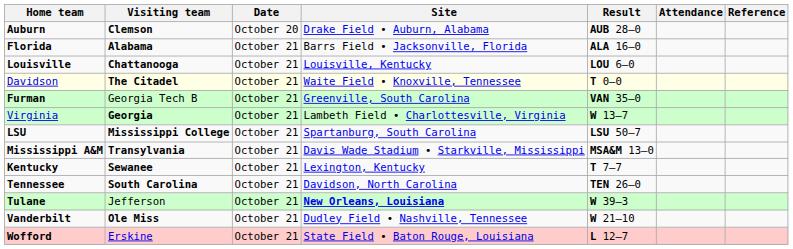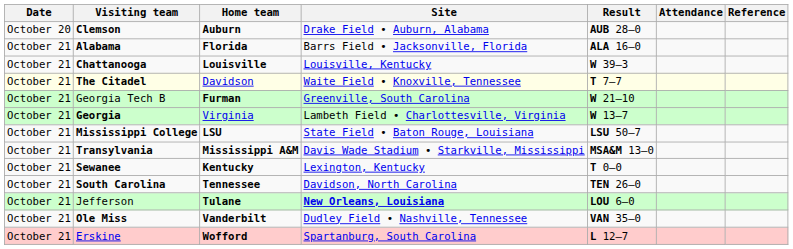columns swapped: (266, 13) <-> (55, 13)
(612, 65) LOU 6–0 -> (609, 65) W 39–3
(606, 82) T 0–0 -> (606, 82) T 7–7
(615, 99) VAN 35–0 -> (612, 99) W 21–10
(390, 133) Spartanburg, South Carolina -> (419, 133) State Field • Baton Rouge, Louisiana
(606, 168) T 7–7 -> (606, 168) T 0–0
(609, 202) W 39–3 -> (612, 202) LOU 6–0
(612, 219) W 21–10 -> (615, 219) VAN 35–0
(419, 236) State Field • Baton Rouge, Louisiana -> (390, 236) Spartanburg, South Carolina
